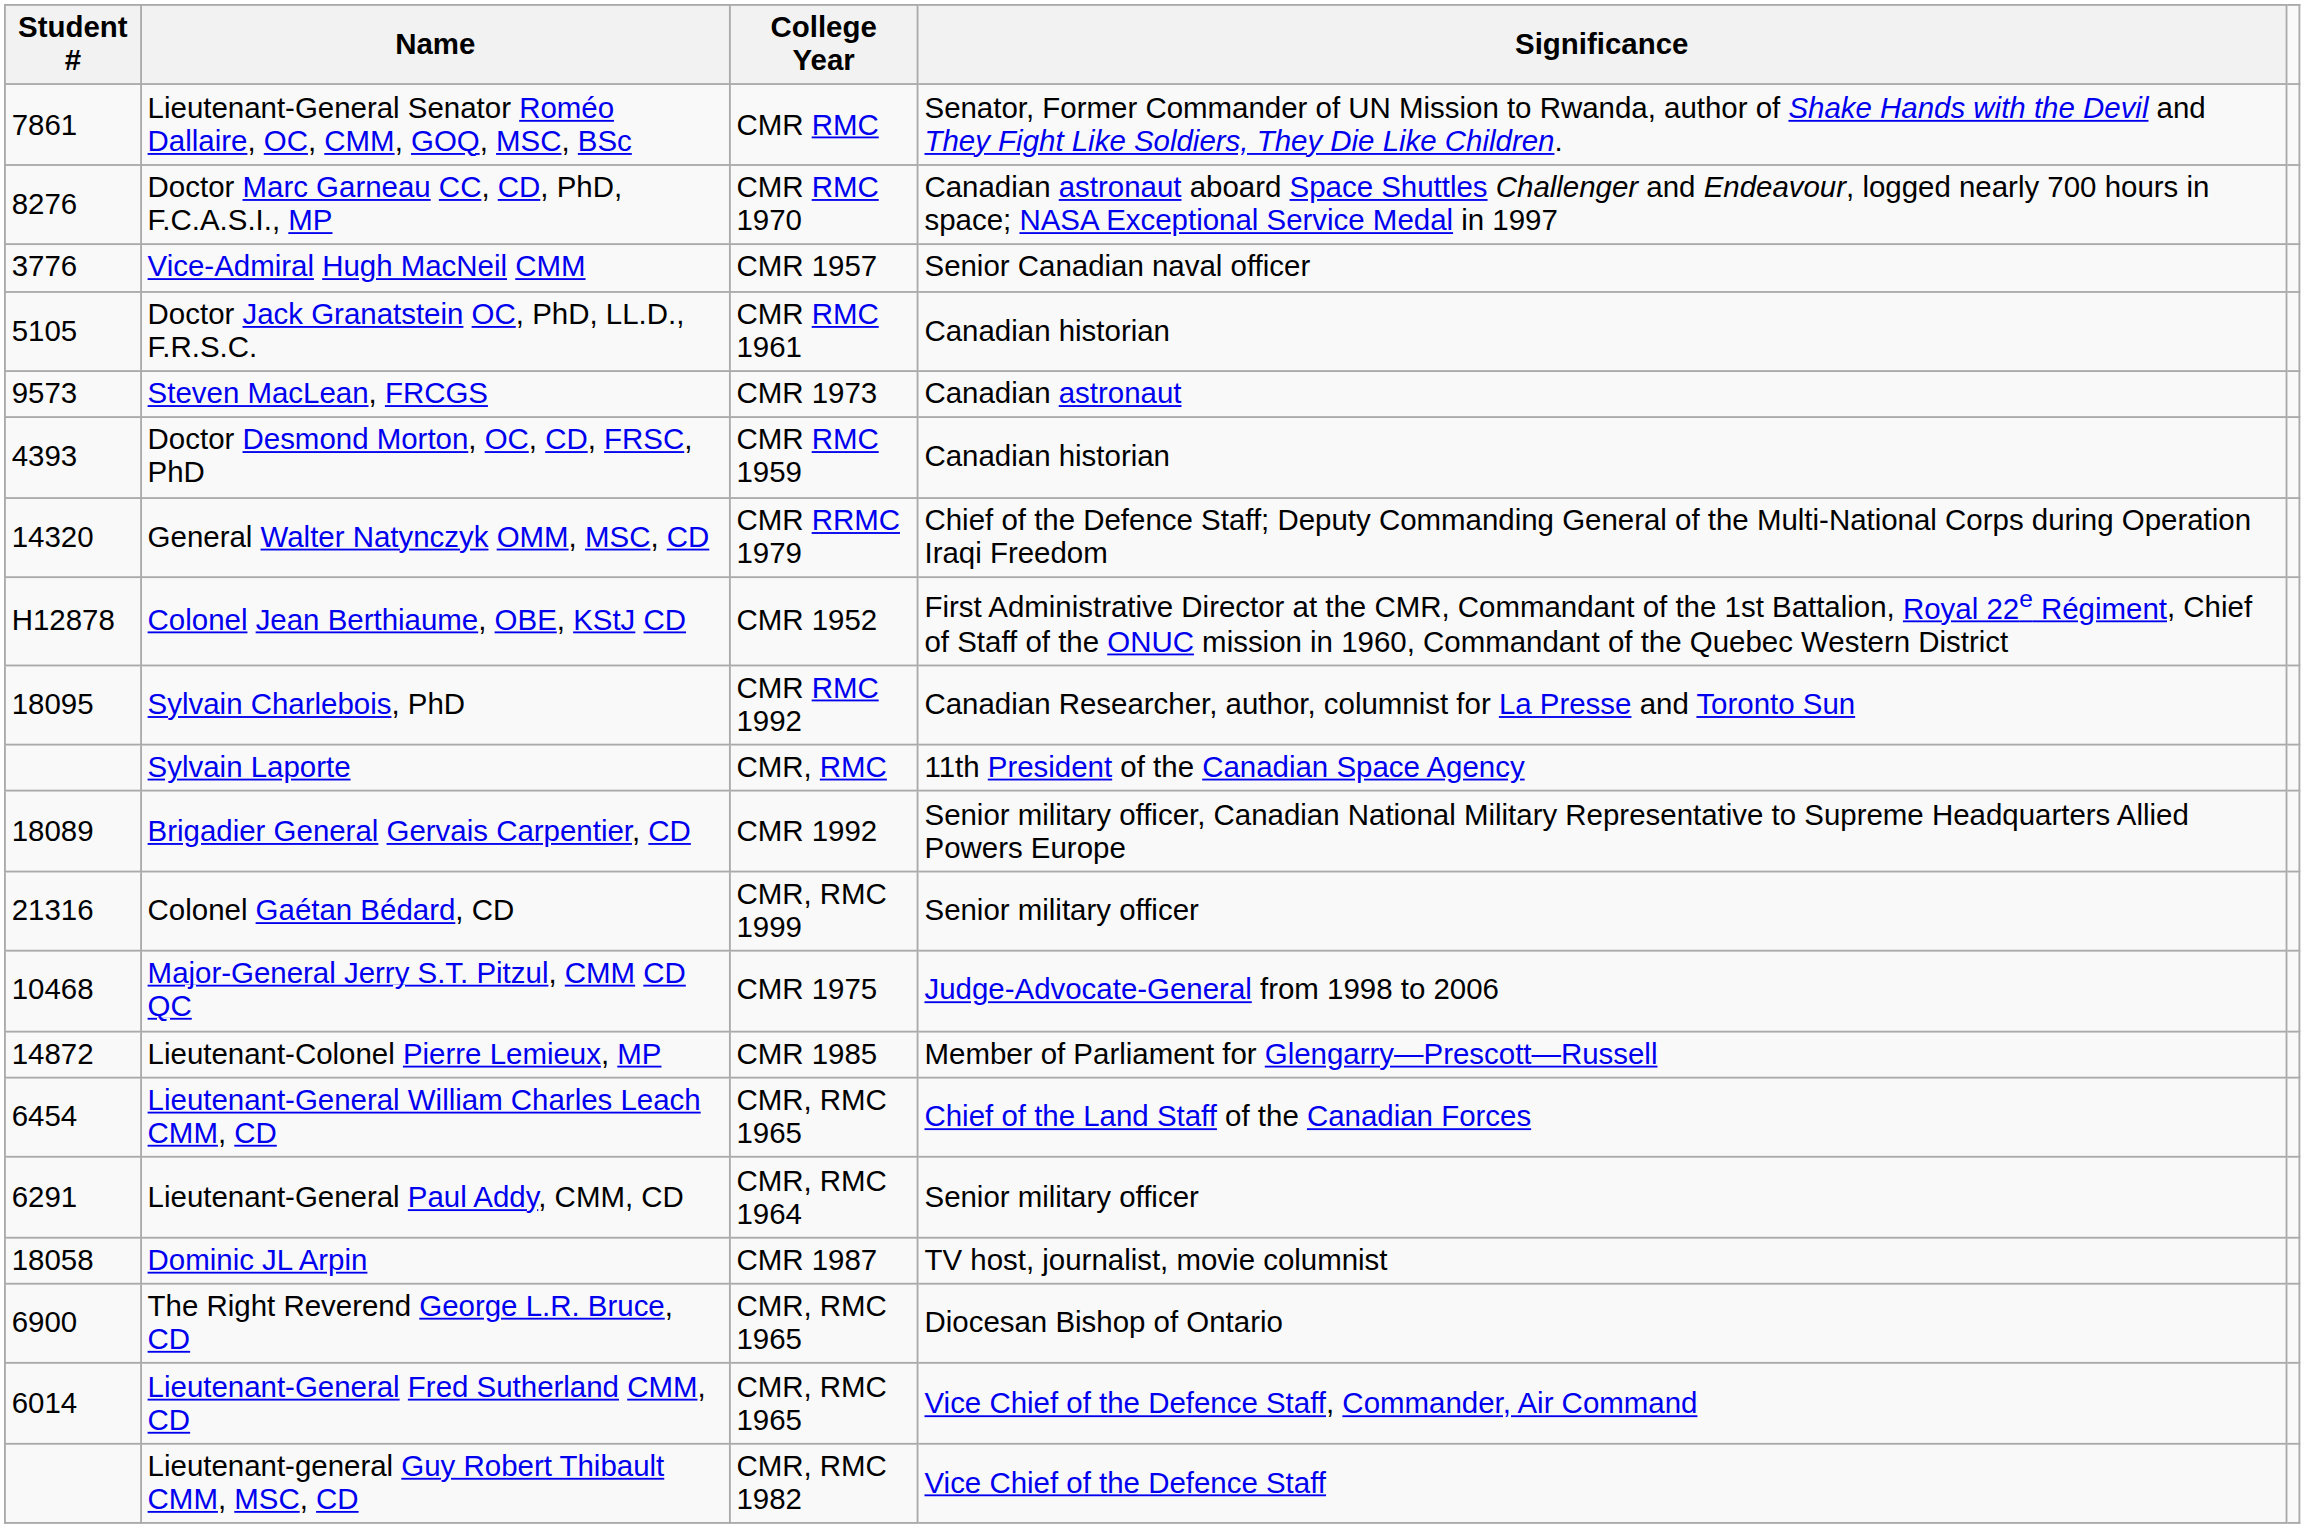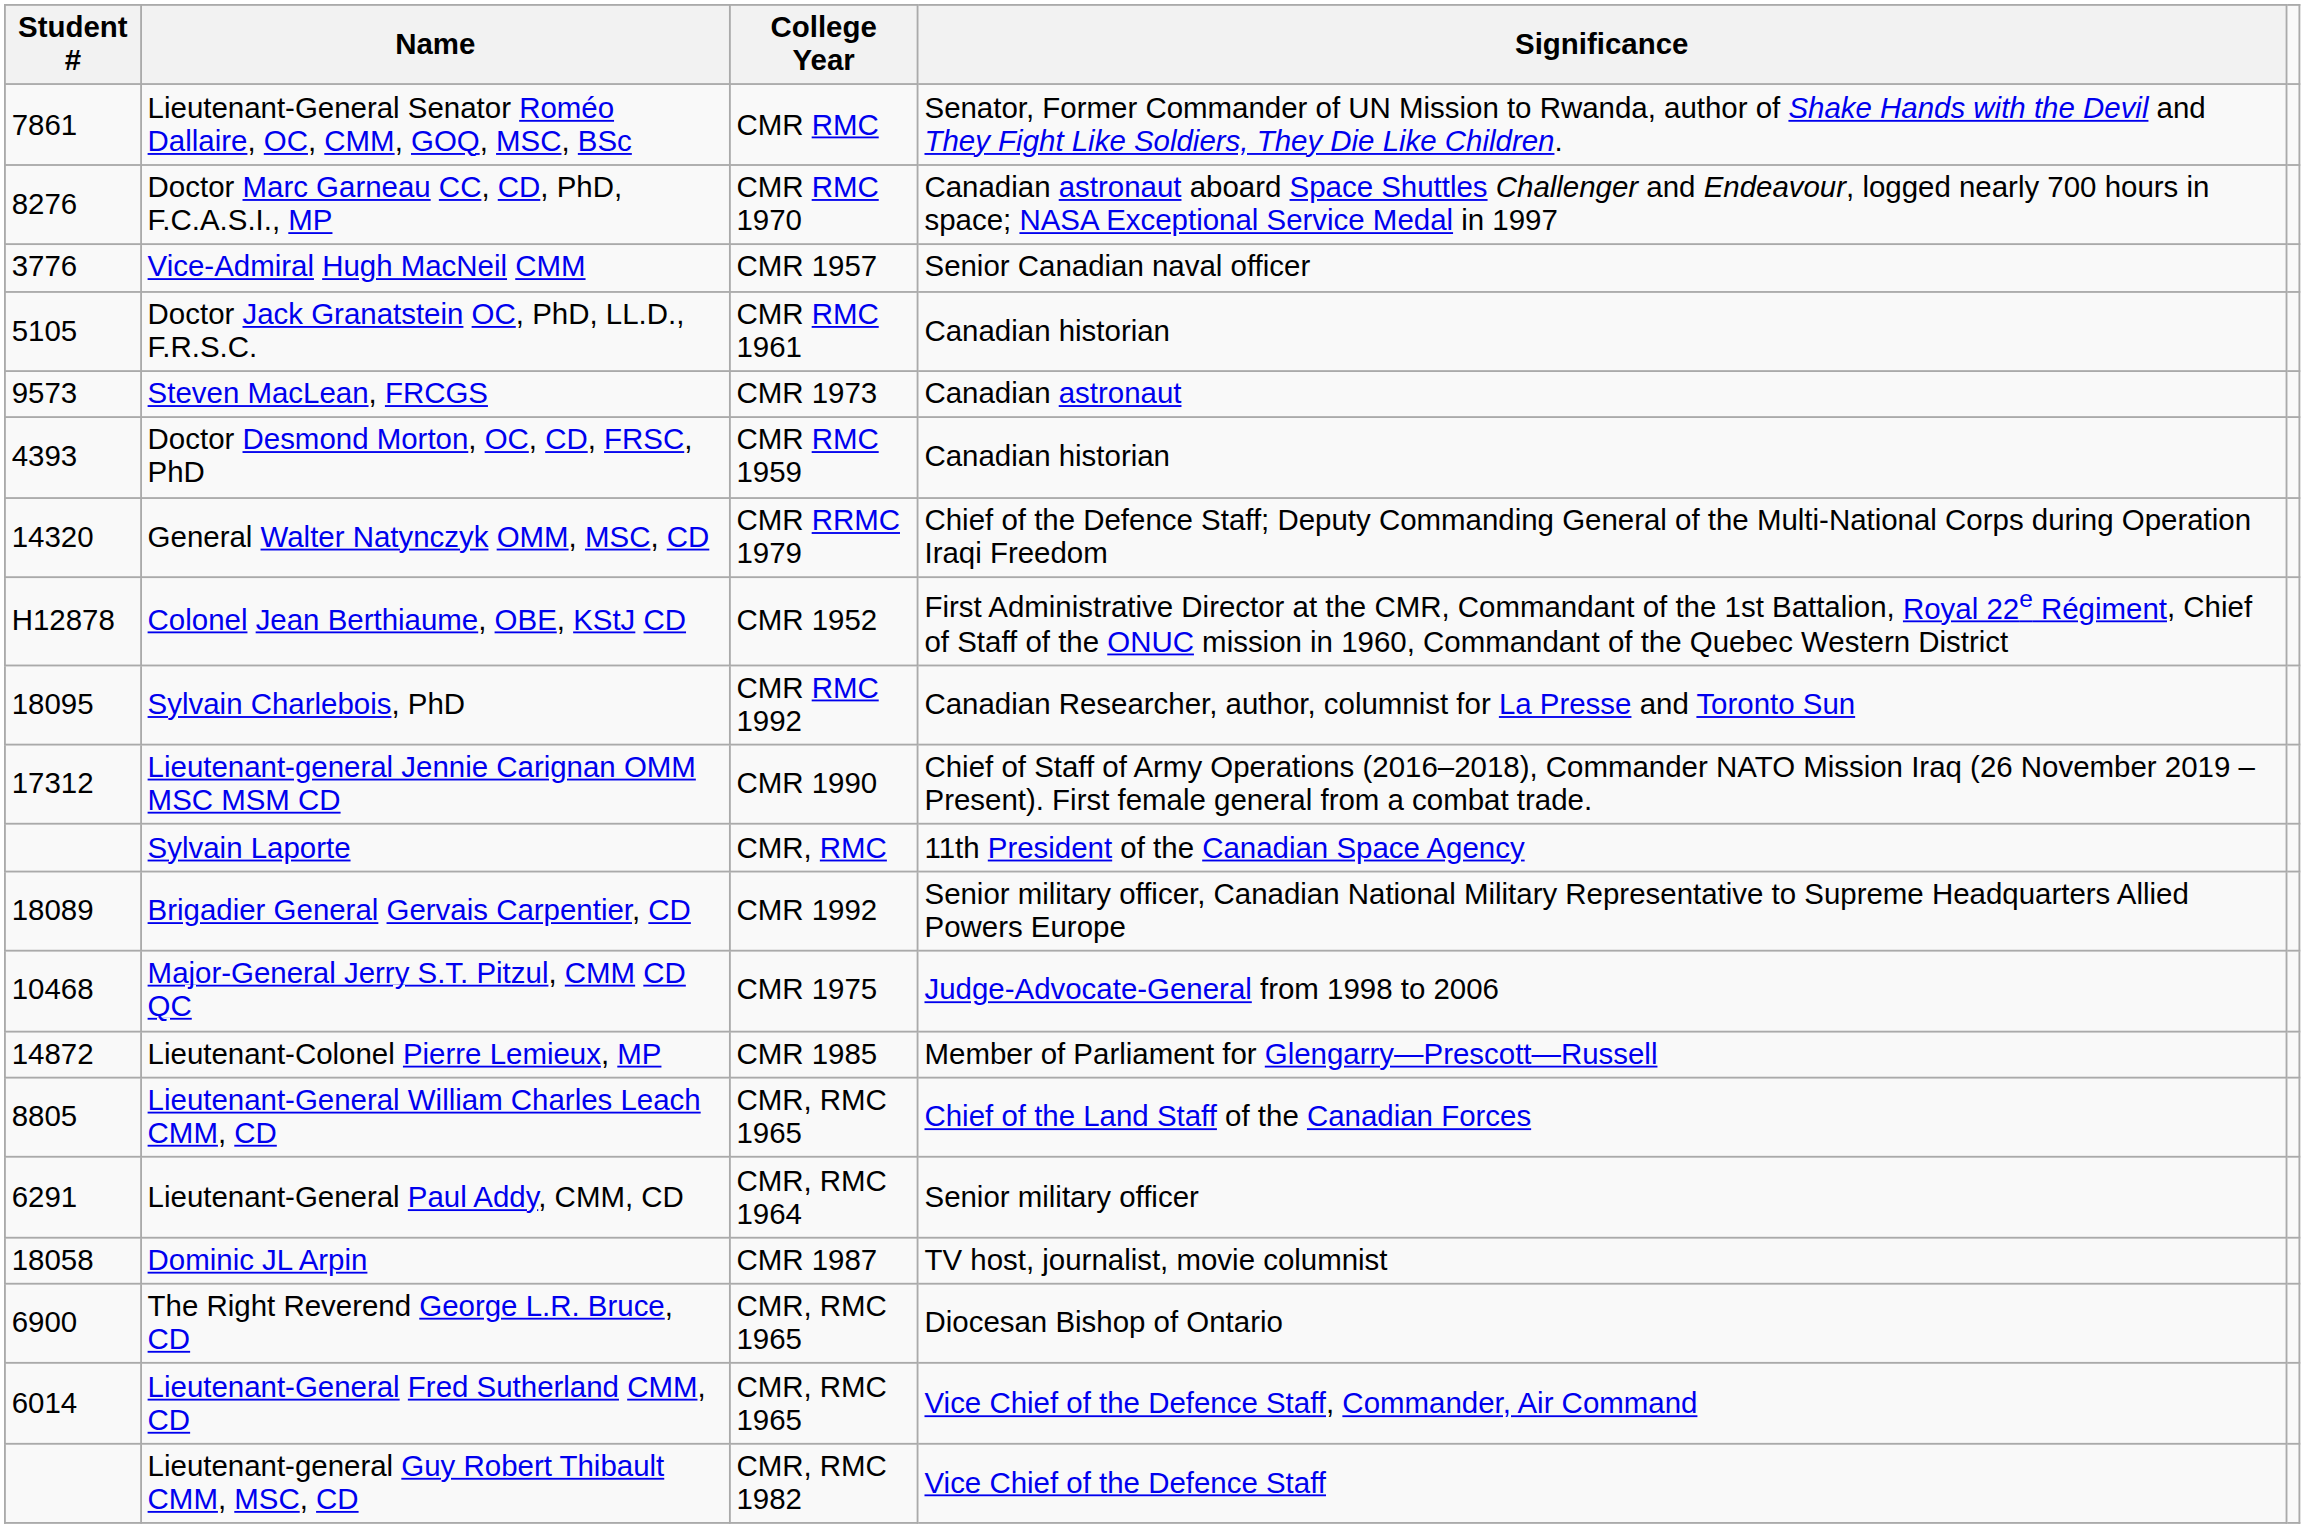+ row: (422, 784)
- row: (331, 910)
(44, 1117) 6454 -> (44, 1117) 8805
